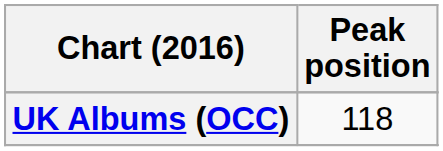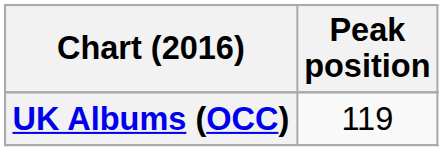(367, 118) 118 -> (367, 118) 119
